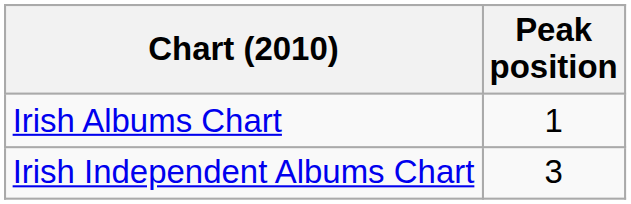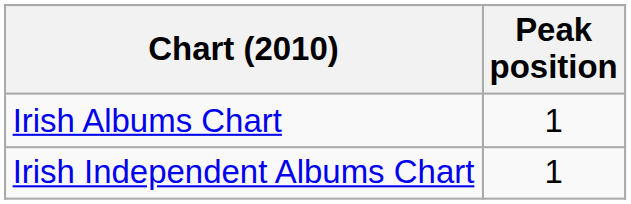(554, 172) 3 -> (554, 172) 1
